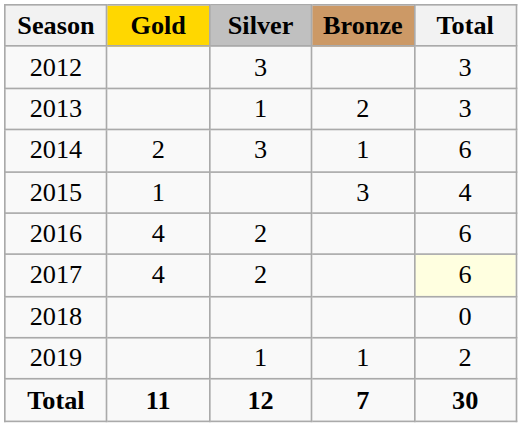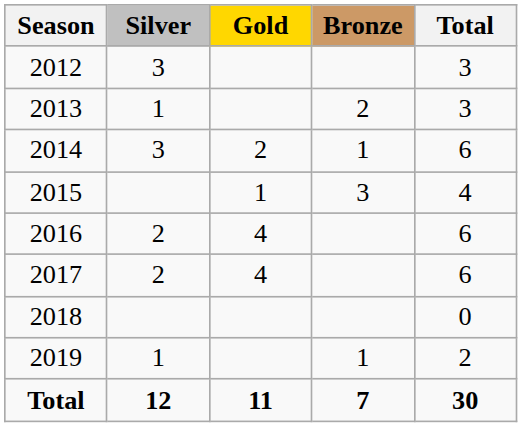columns swapped: (158, 25) <-> (261, 25)
(465, 274) lightyellow background -> (465, 274) no background
